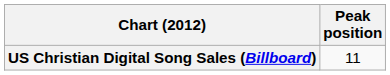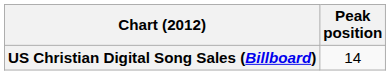(353, 57) 11 -> (353, 57) 14
